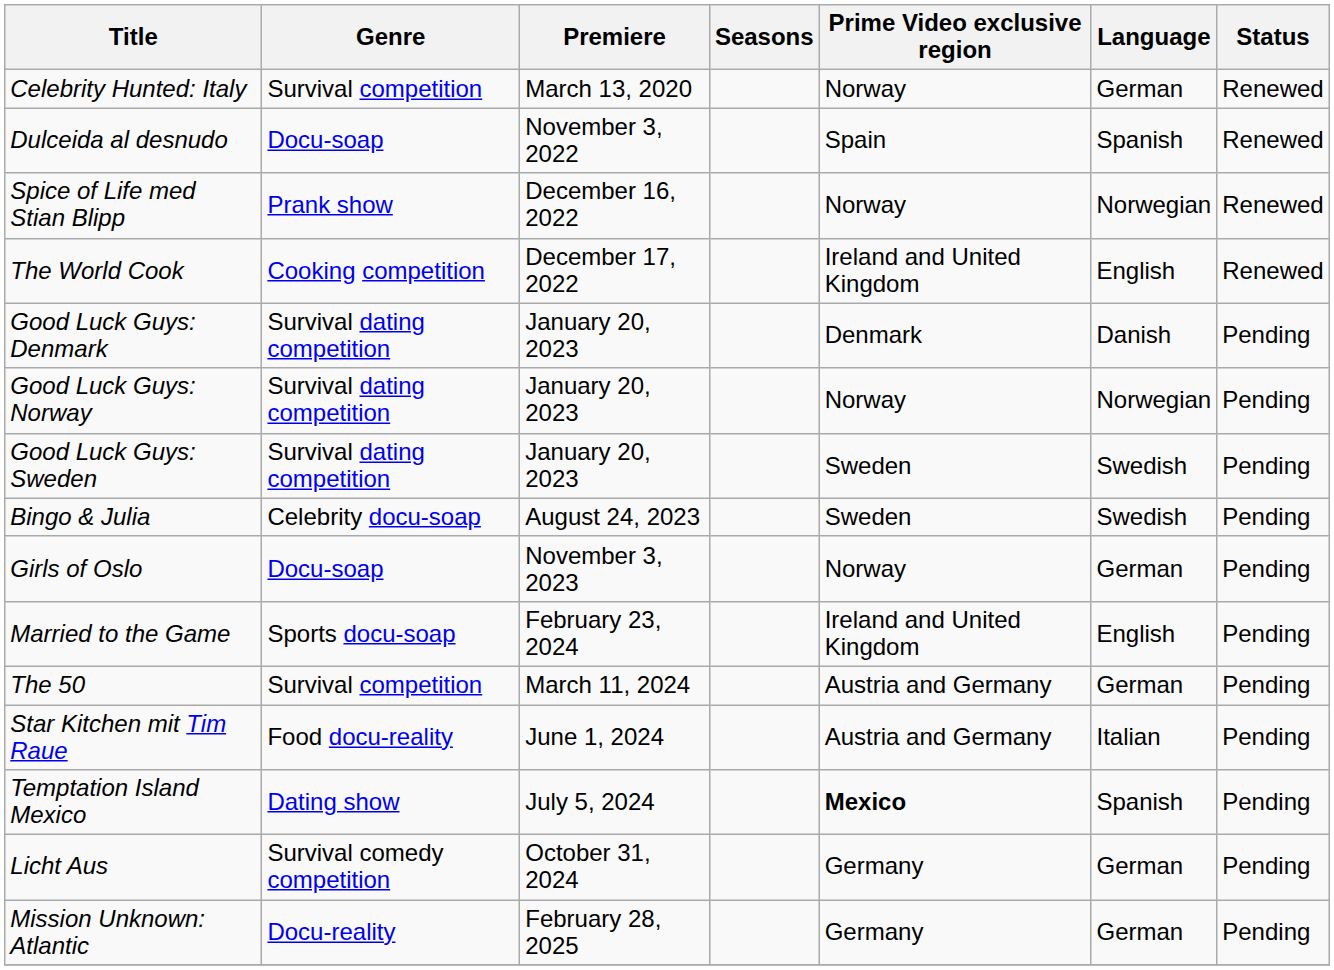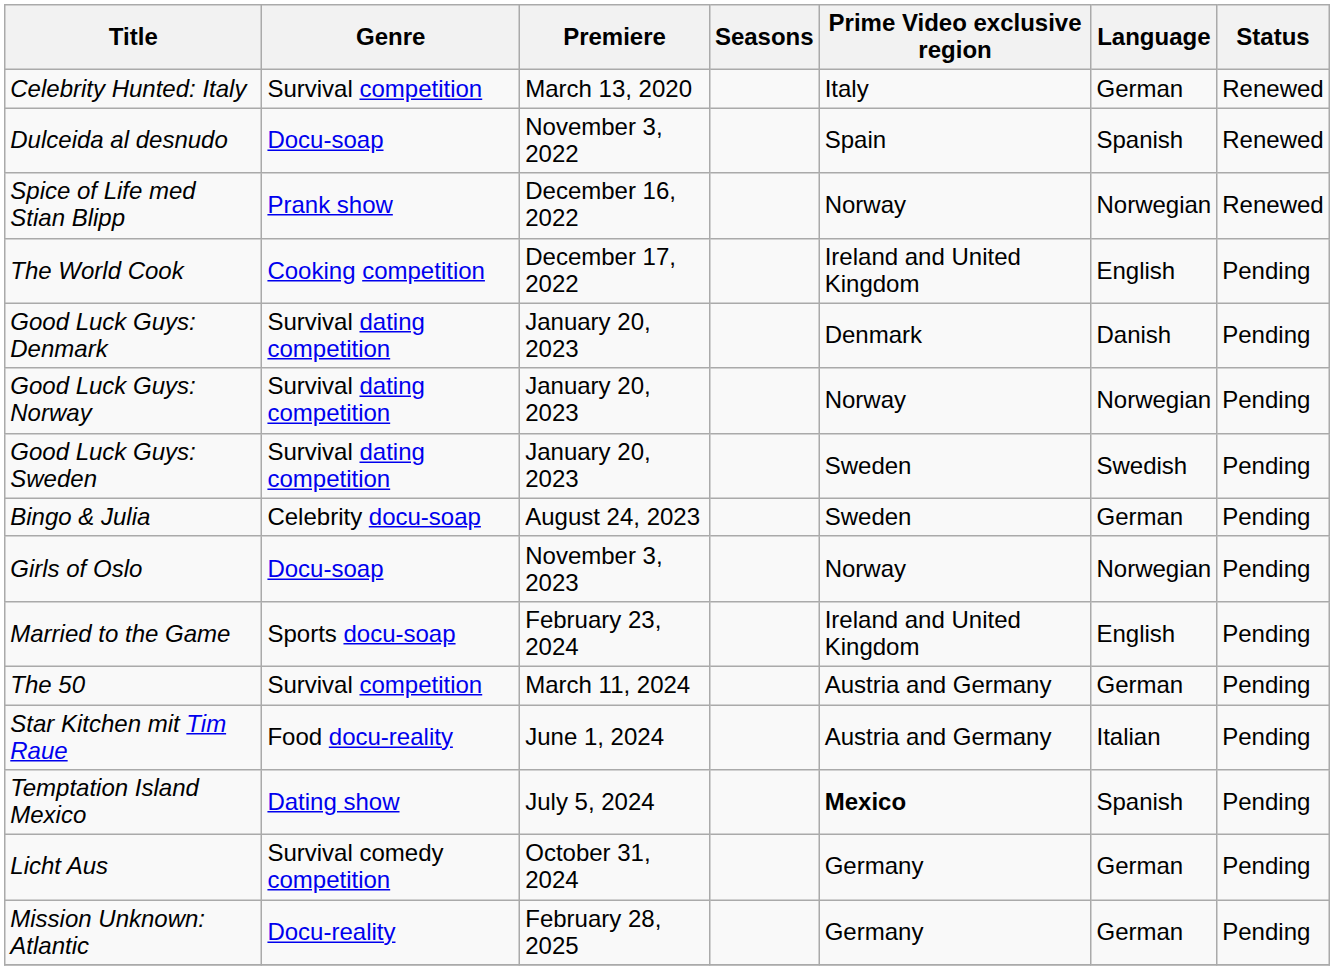(865, 88) Norway -> (847, 88) Italy
(1273, 270) Renewed -> (1266, 270) Pending
(1142, 517) Swedish -> (1140, 517) German
(1140, 568) German -> (1154, 568) Norwegian
